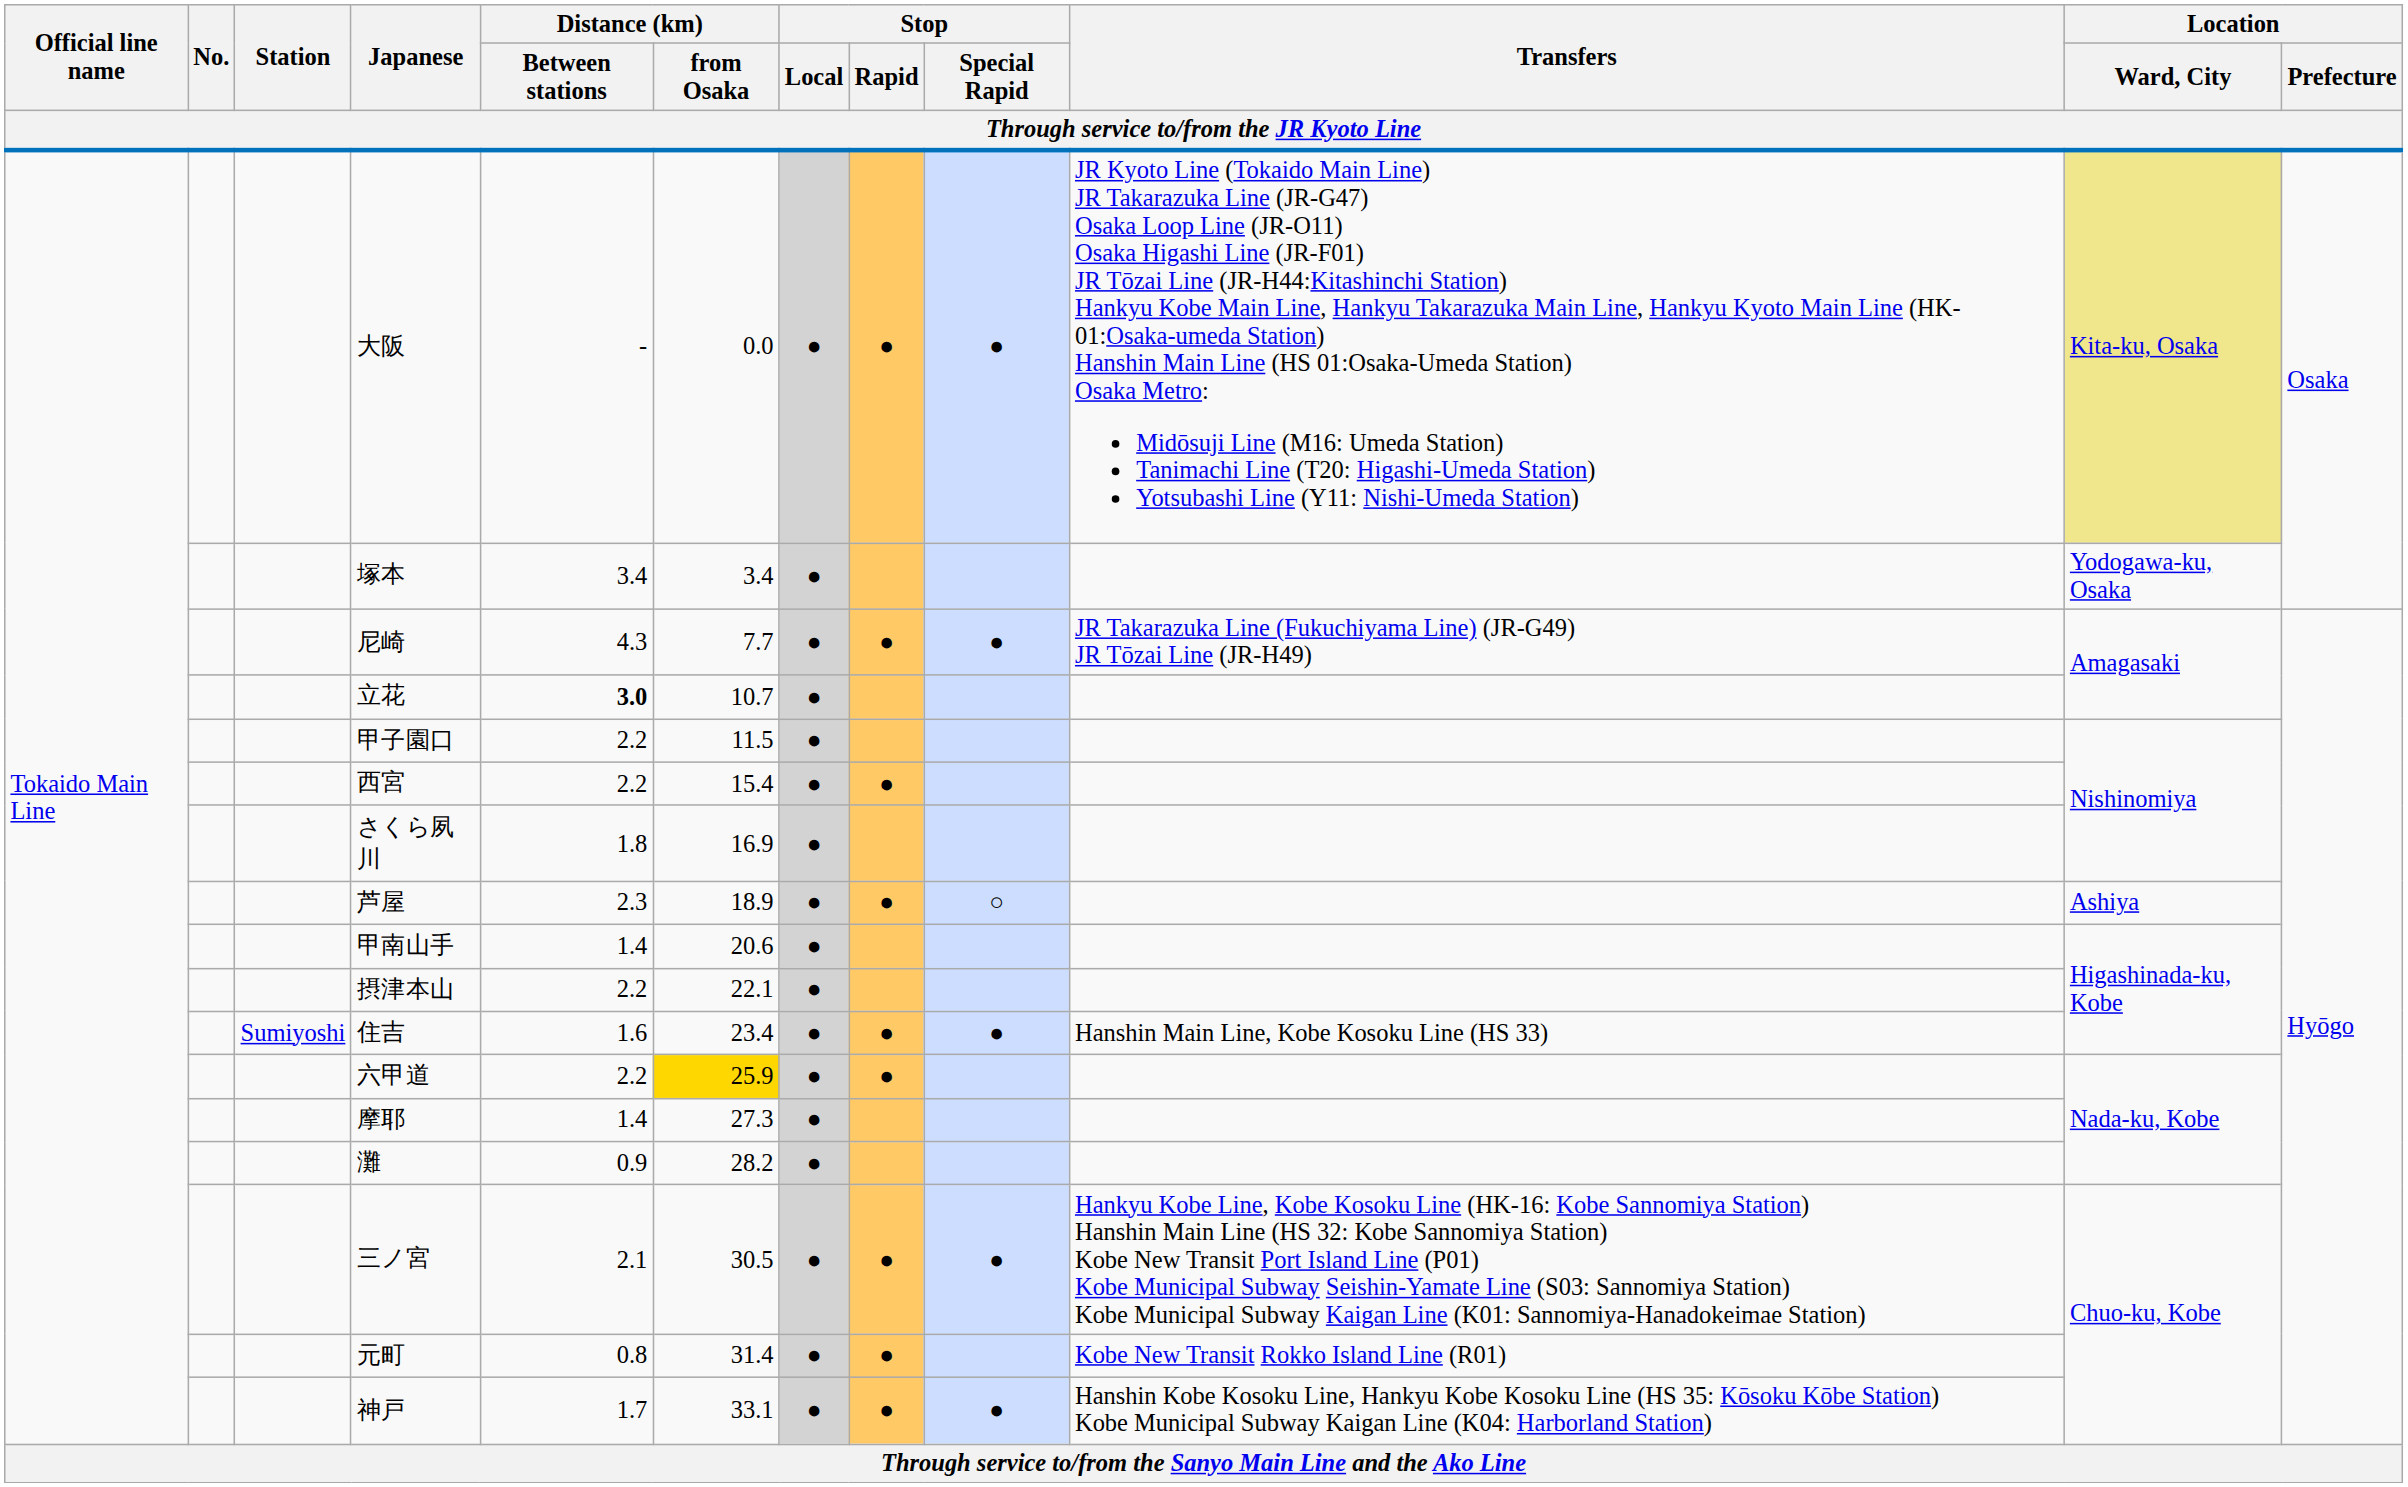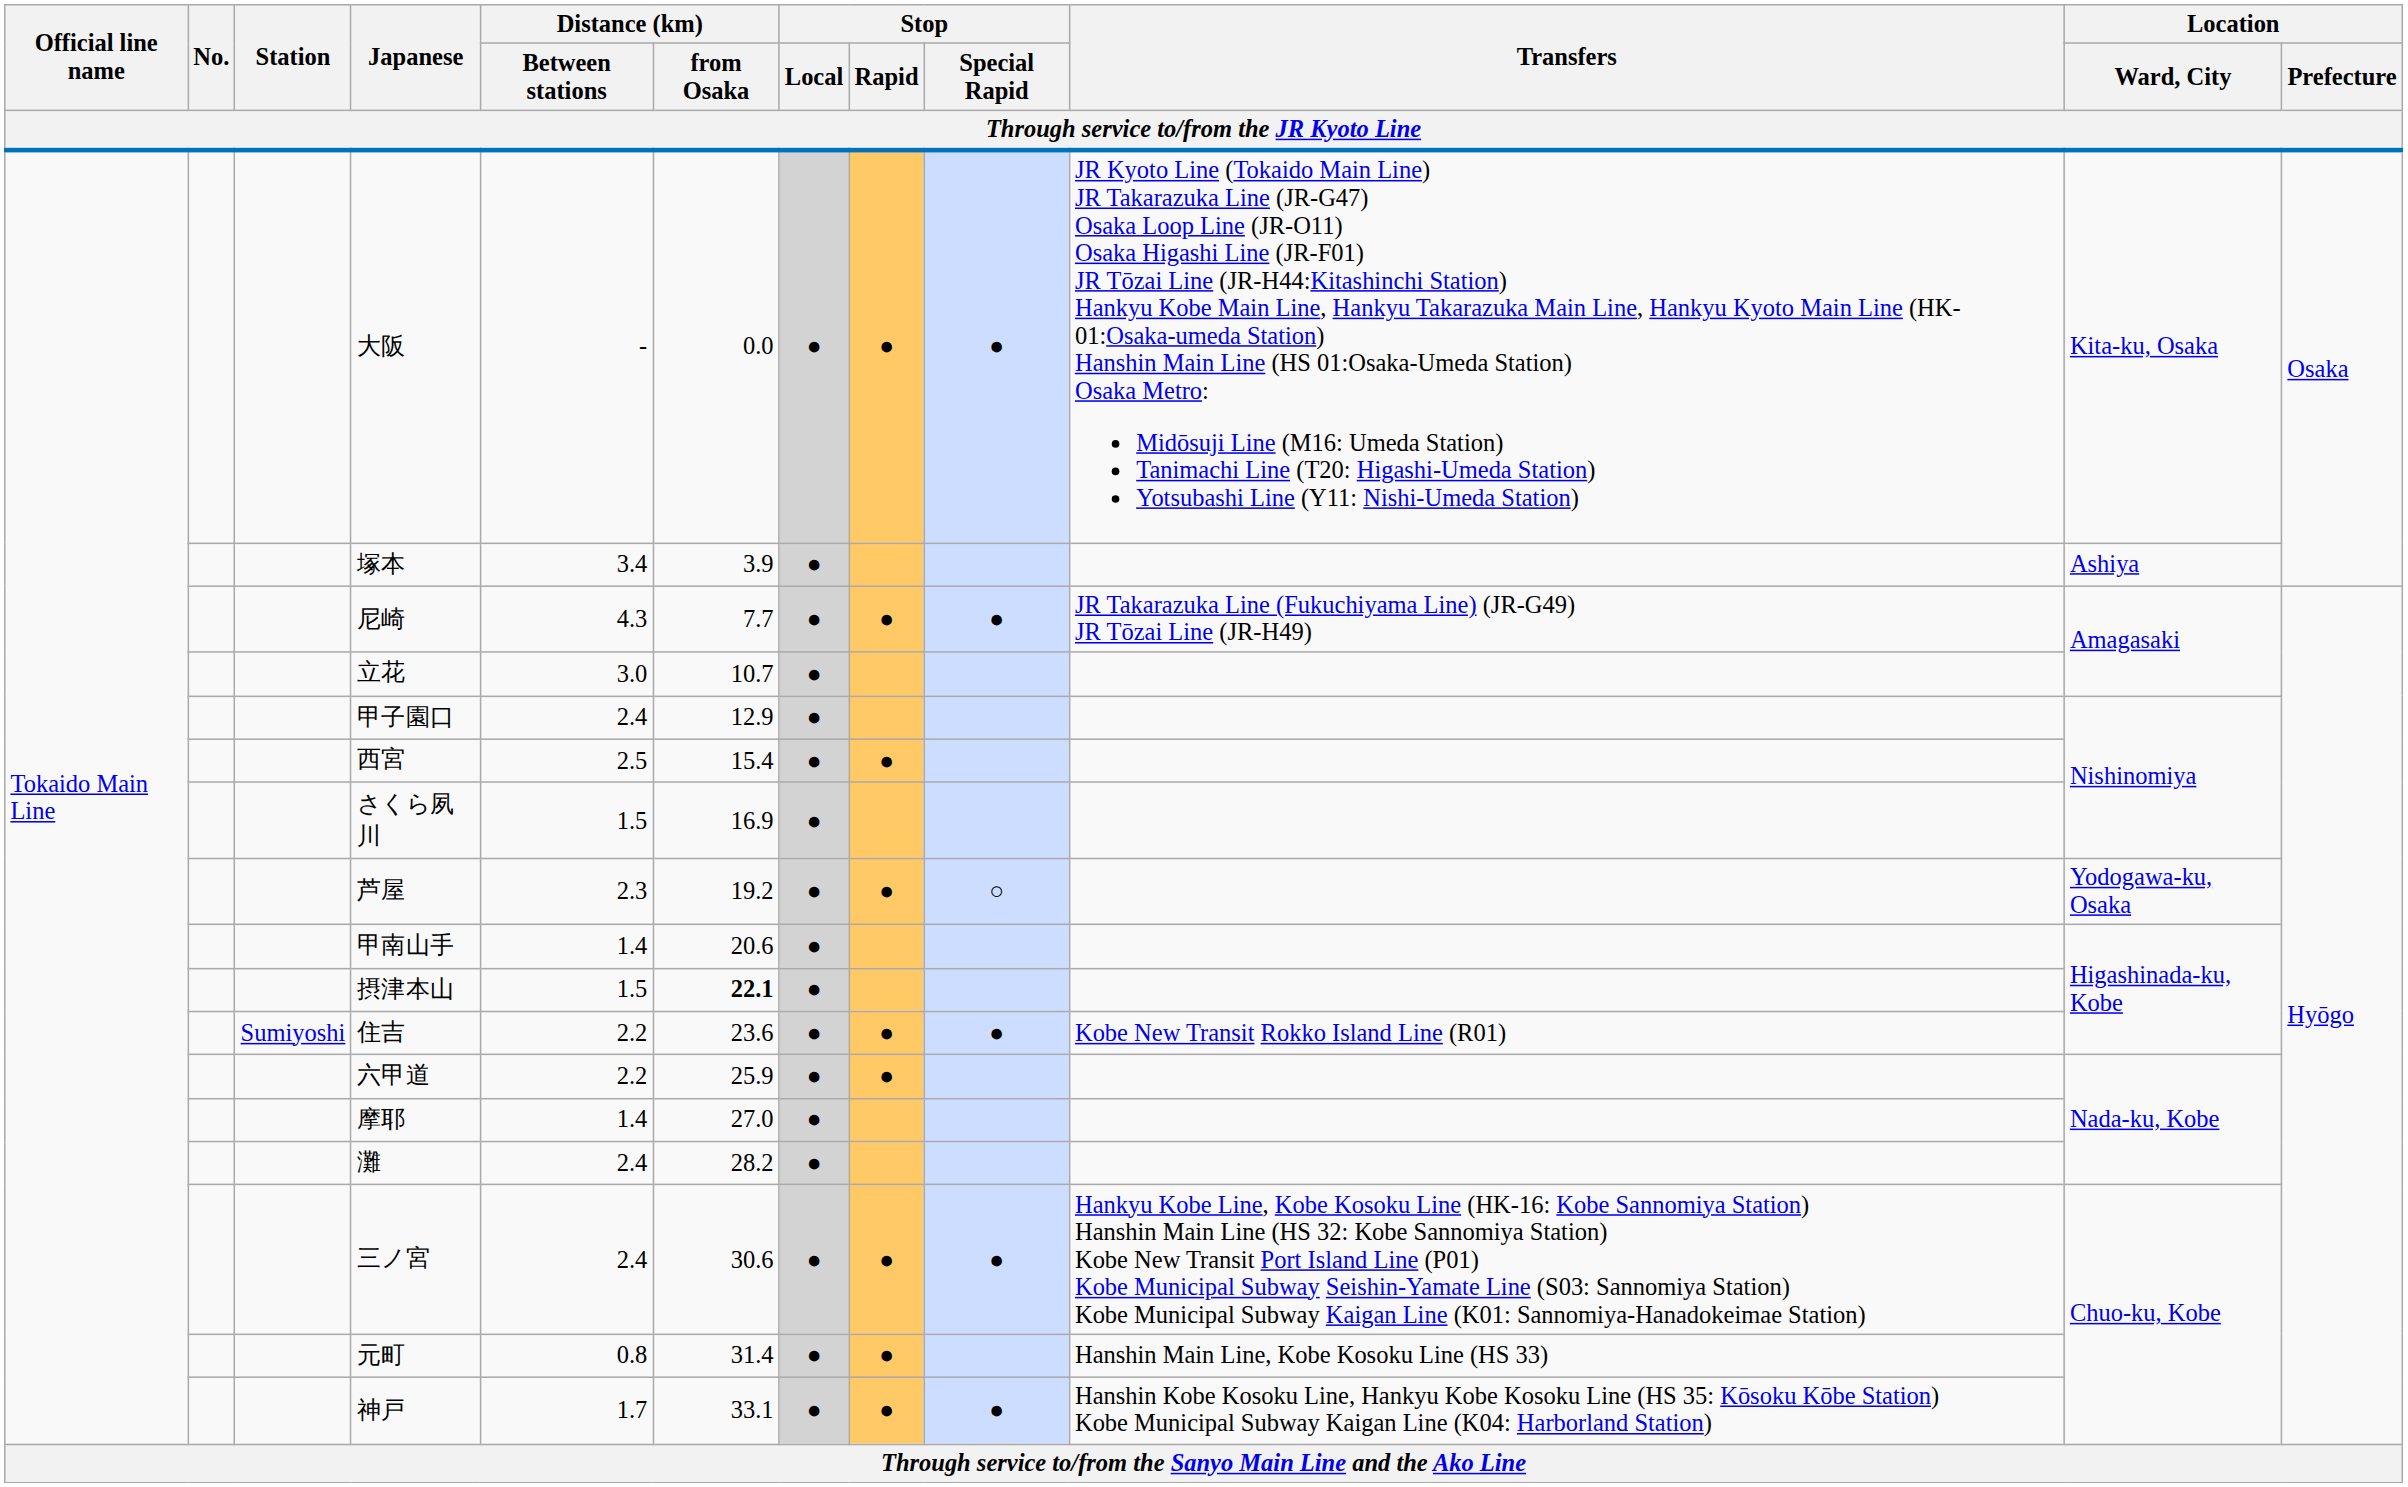(2144, 346) khaki background -> (2144, 346) no background
(758, 575) 3.4 -> (758, 564) 3.9
(2141, 575) Yodogawa-ku, Osaka -> (2105, 564) Ashiya
(632, 696) bold -> (632, 673) normal
(632, 740) 2.2 -> (632, 717) 2.4
(753, 740) 11.5 -> (752, 717) 12.9
(632, 783) 2.2 -> (632, 760) 2.5
(632, 843) 1.8 -> (632, 820) 1.5
(752, 902) 18.9 -> (752, 891) 19.2
(2105, 902) Ashiya -> (2141, 891) Yodogawa-ku, Osaka
(632, 989) 2.2 -> (632, 989) 1.5
(752, 989) normal -> (752, 989) bold
(632, 1032) 1.6 -> (632, 1032) 2.2
(752, 1032) 23.4 -> (752, 1032) 23.6
(1312, 1032) Hanshin Main Line, Kobe Kosoku Line (HS 33) -> (1291, 1032) Kobe New Transit Rokko Island Line (R01)
(752, 1076) gold background -> (752, 1076) no background
(752, 1119) 27.3 -> (752, 1119) 27.0
(632, 1162) 0.9 -> (632, 1162) 2.4
(632, 1259) 2.1 -> (632, 1259) 2.4
(752, 1259) 30.5 -> (752, 1259) 30.6
(1291, 1355) Kobe New Transit Rokko Island Line (R01) -> (1312, 1355) Hanshin Main Line, Kobe Kosoku Line (HS 33)
